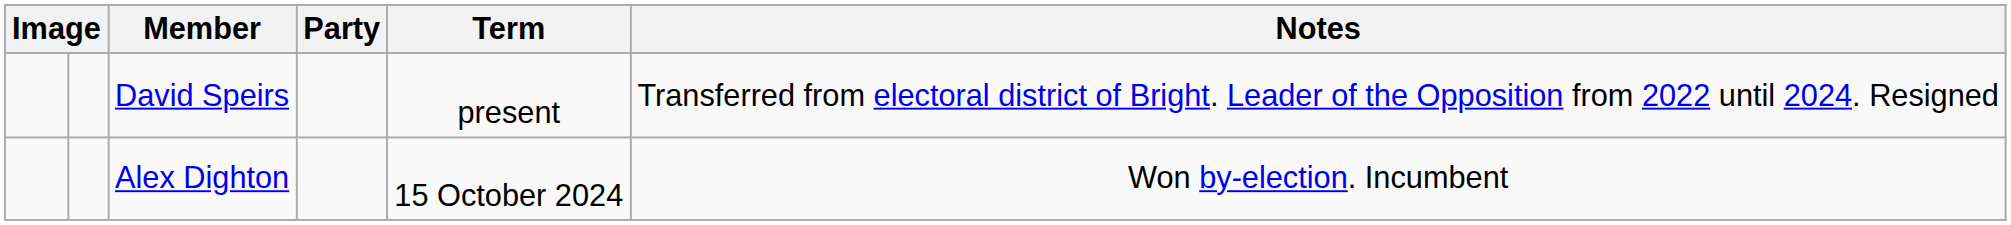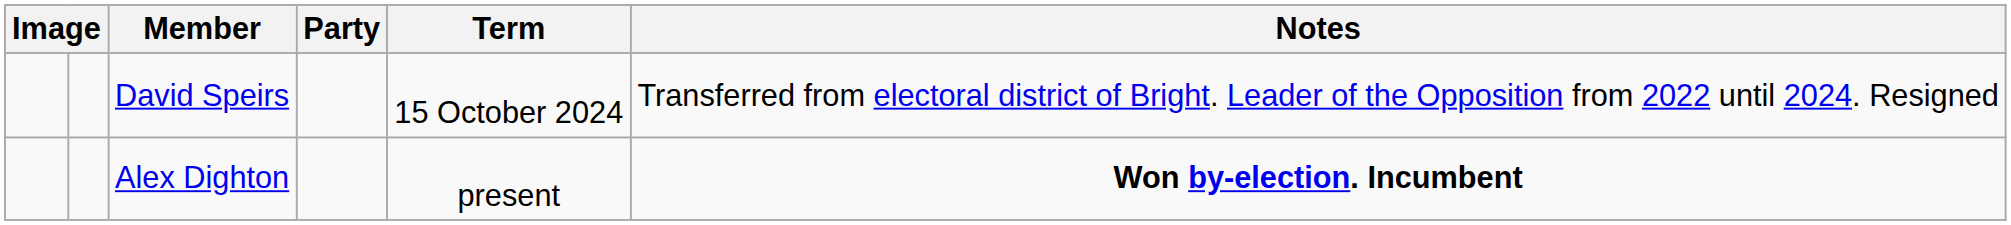(509, 112) present -> (509, 112) 15 October 2024
(509, 195) 15 October 2024 -> (509, 195) present
(1318, 178) normal -> (1318, 178) bold
